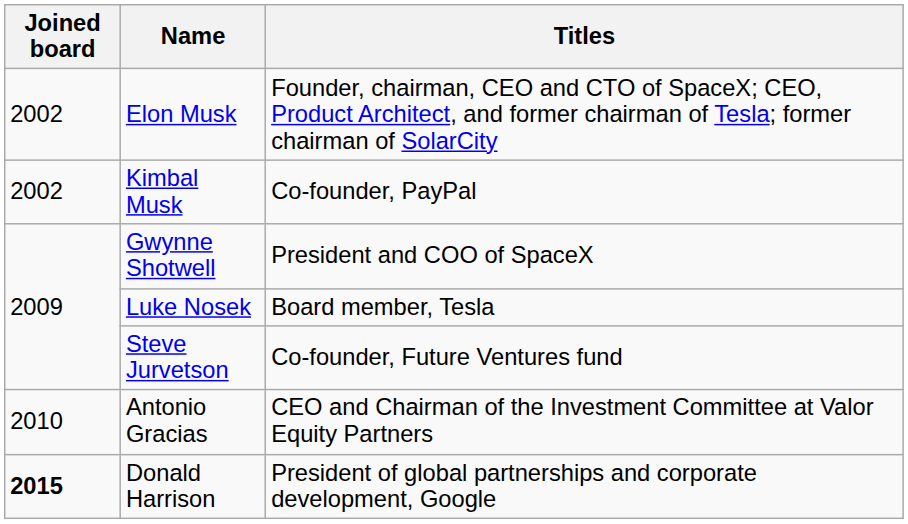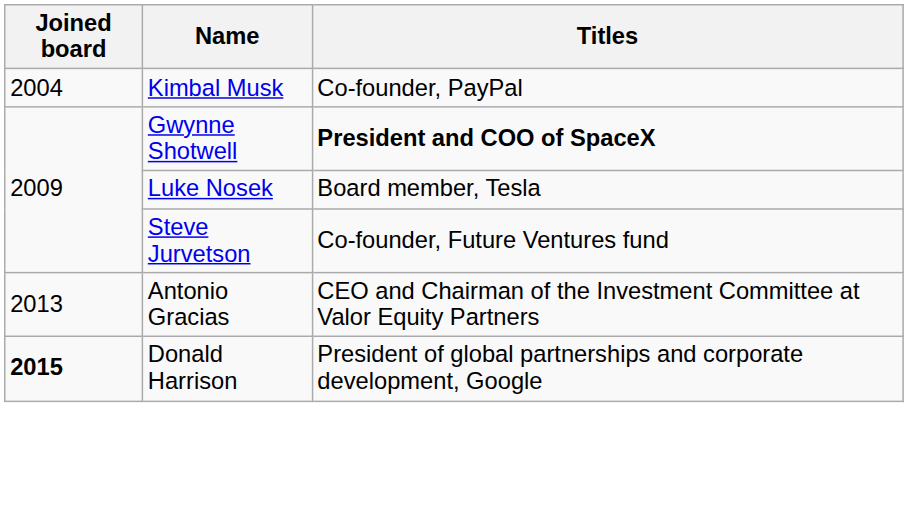- row: (181, 114)
(37, 191) 2002 -> (37, 87) 2004
(432, 255) normal -> (486, 138) bold
(37, 421) 2010 -> (37, 304) 2013
